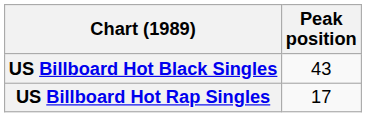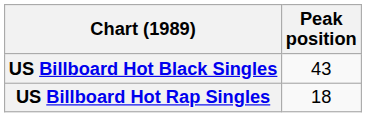(321, 97) 17 -> (321, 97) 18
